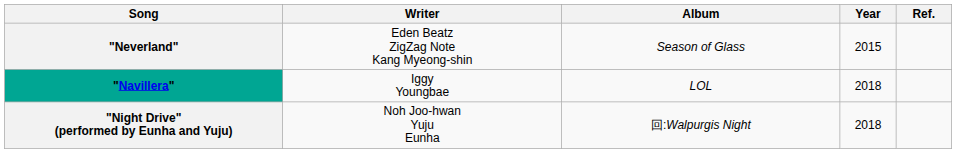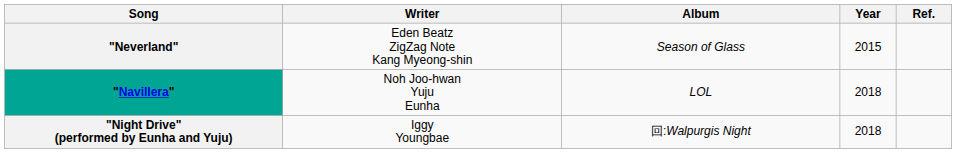(422, 85) Iggy Youngbae -> (422, 92) Noh Joo-hwan Yuju Eunha
(422, 125) Noh Joo-hwan Yuju Eunha -> (422, 131) Iggy Youngbae
